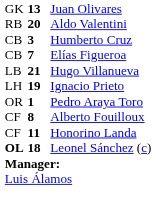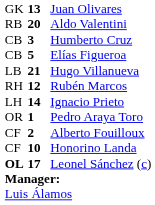(31, 55) 7 -> (31, 55) 5
+ row: (89, 86)
(34, 86) 19 -> (34, 101) 14
(31, 117) 8 -> (31, 132) 2
(34, 132) 11 -> (34, 148) 10
(34, 148) 18 -> (34, 163) 17
